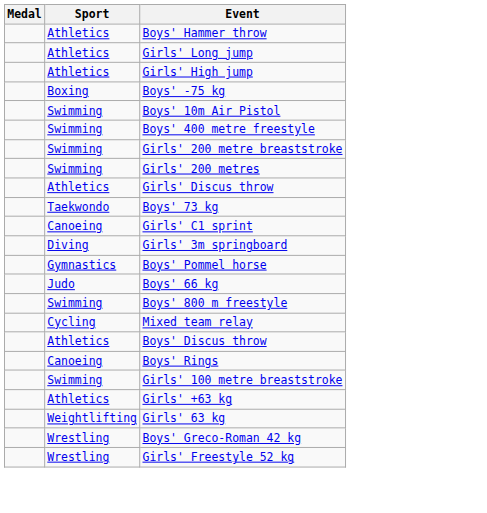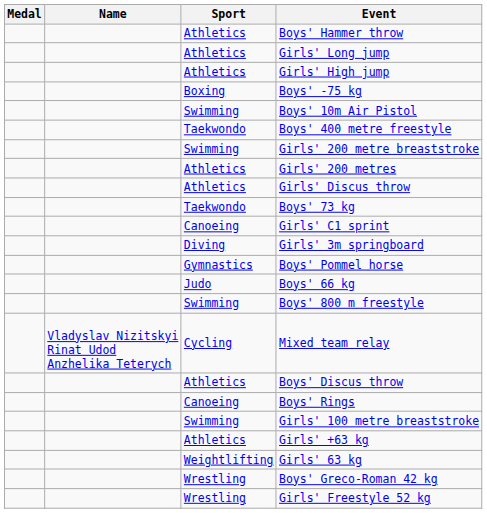+ column: (113, 14)
(75, 129) Swimming -> (215, 129) Taekwondo
(75, 168) Swimming -> (215, 168) Athletics
